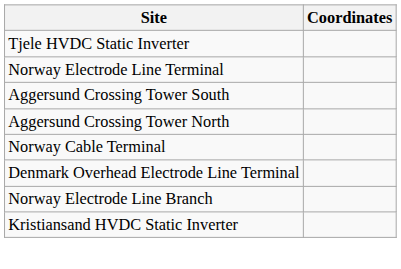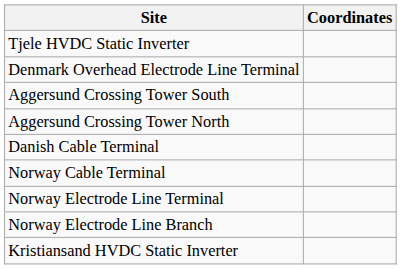rows swapped: (154, 173) <-> (116, 69)
+ row: (84, 147)
